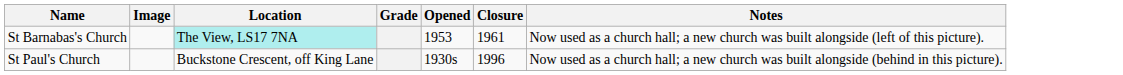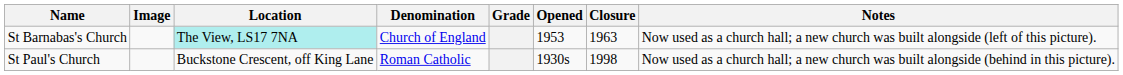+ column: (433, 15)
(491, 37) 1961 -> (603, 37) 1963
(491, 59) 1996 -> (603, 59) 1998
